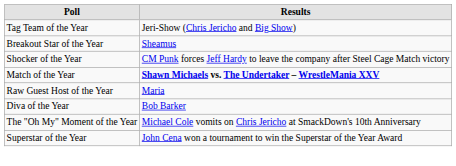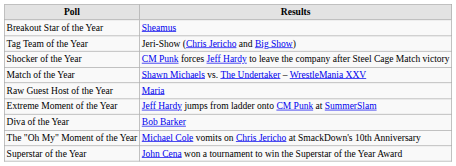rows swapped: (47, 27) <-> (55, 43)
(261, 74) bold -> (254, 74) normal
+ row: (62, 106)
